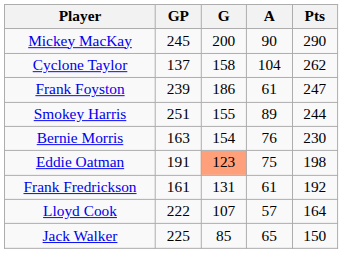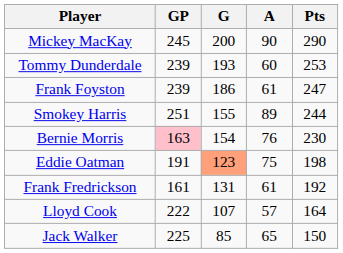- row: (80, 65)
+ row: (80, 65)
(178, 138) no background -> (178, 138) pink background
